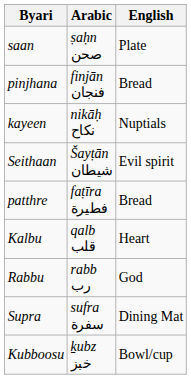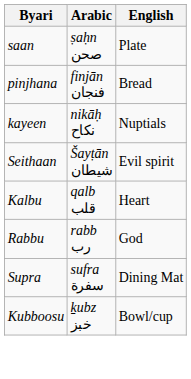- row: (27, 200)
